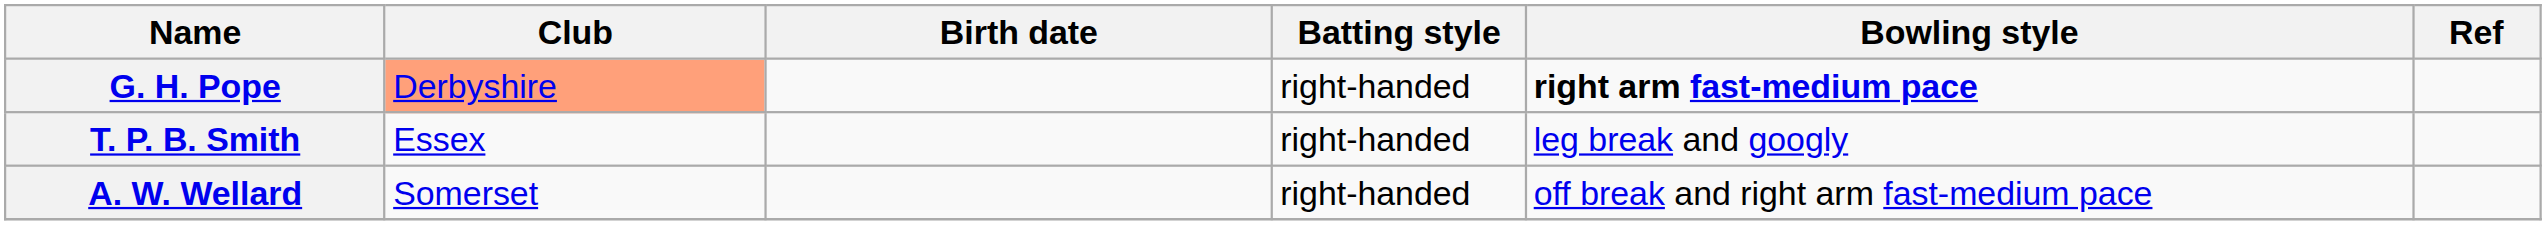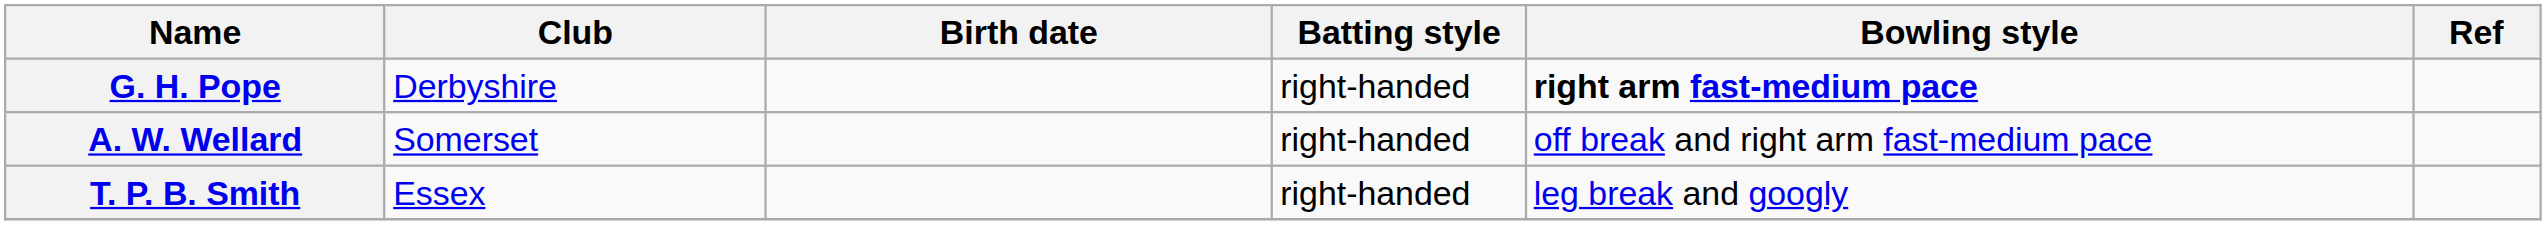(475, 86) lightsalmon background -> (475, 86) no background
rows swapped: (195, 139) <-> (195, 193)
